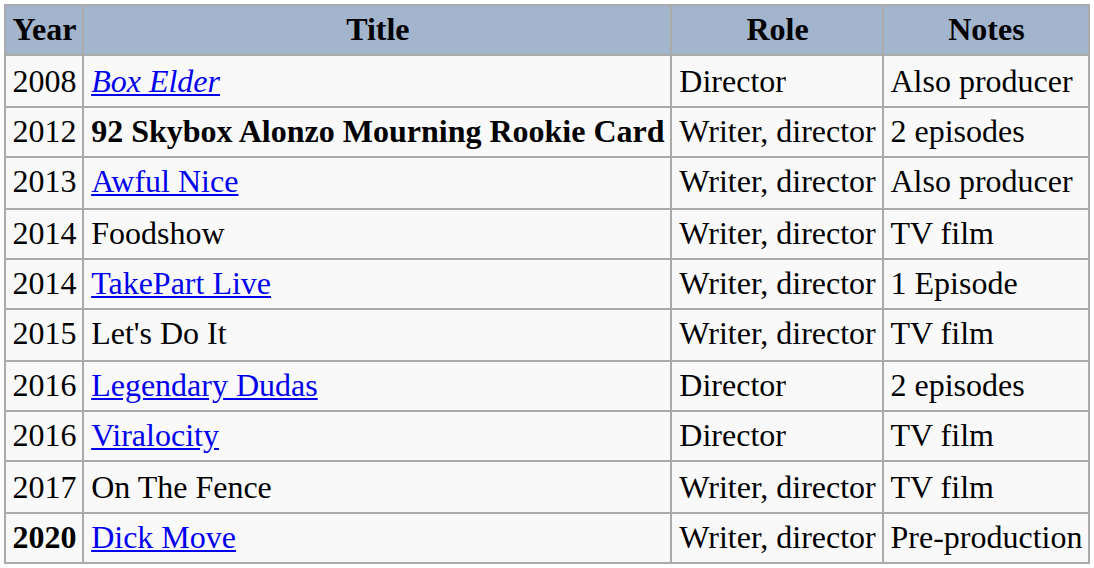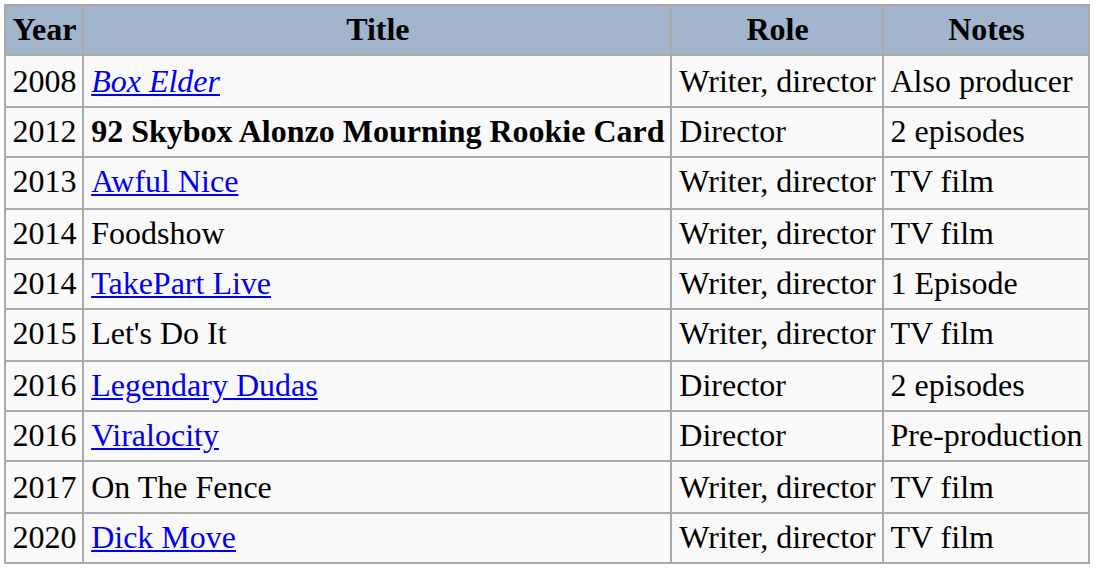(733, 80) Director -> (778, 80) Writer, director
(778, 131) Writer, director -> (733, 131) Director
(982, 182) Also producer -> (942, 182) TV film
(942, 435) TV film -> (986, 435) Pre-production
(44, 537) bold -> (44, 537) normal
(986, 537) Pre-production -> (942, 537) TV film
